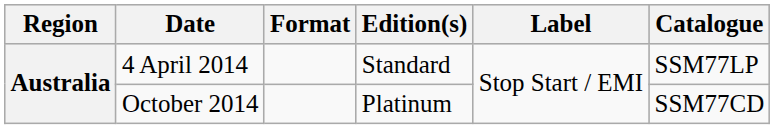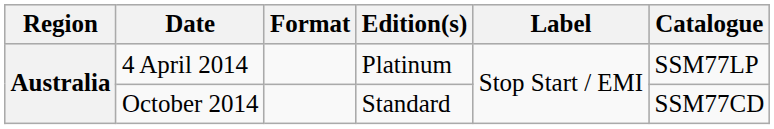(406, 63) Standard -> (407, 63) Platinum
(407, 103) Platinum -> (406, 103) Standard
